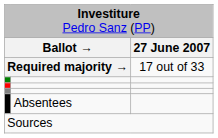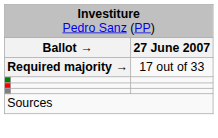- row: (8, 104)
